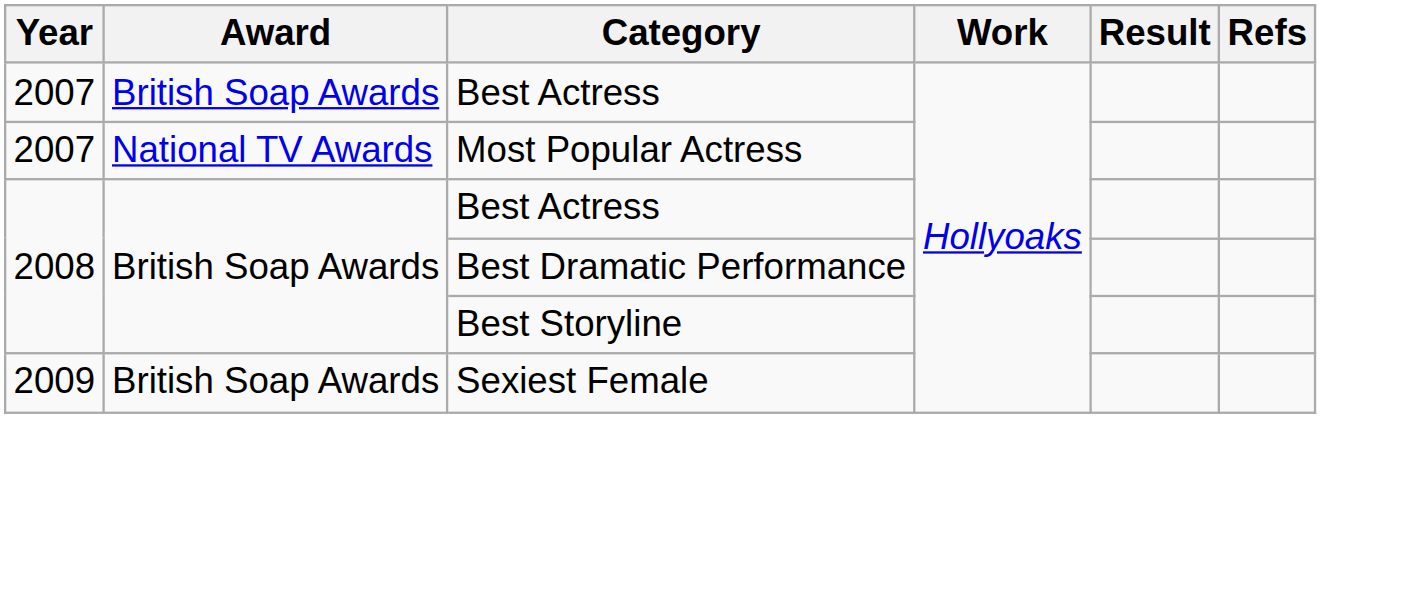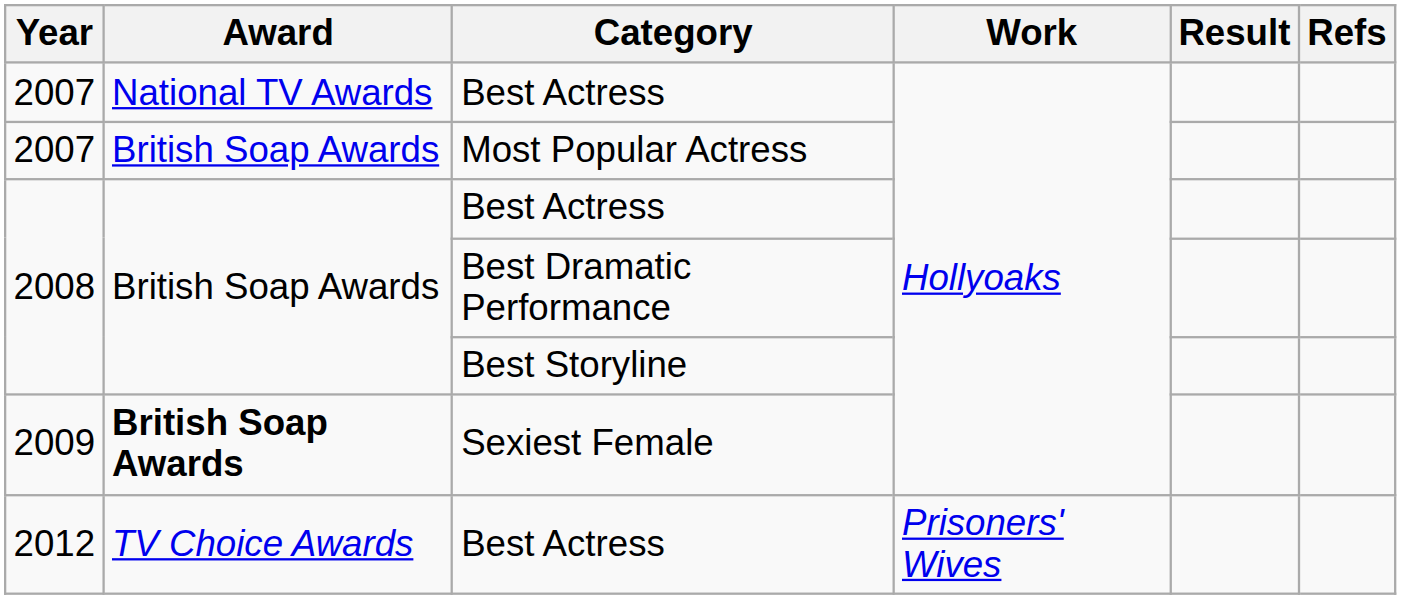(276, 91) British Soap Awards -> (272, 91) National TV Awards
(272, 149) National TV Awards -> (276, 149) British Soap Awards
(276, 382) normal -> (220, 444) bold
+ row: (54, 543)
